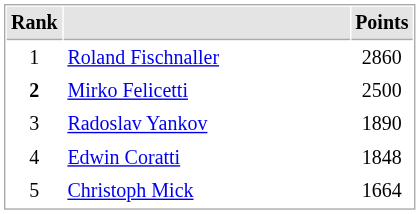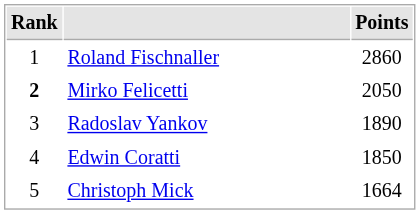(382, 90) 2500 -> (382, 90) 2050
(382, 157) 1848 -> (382, 157) 1850
